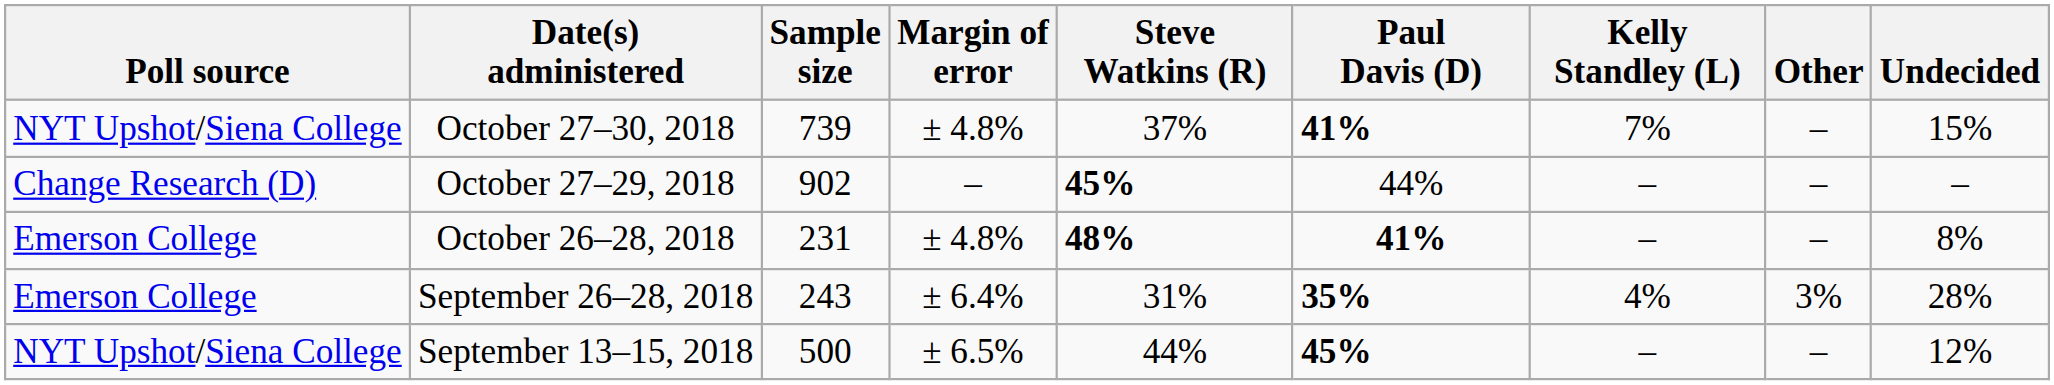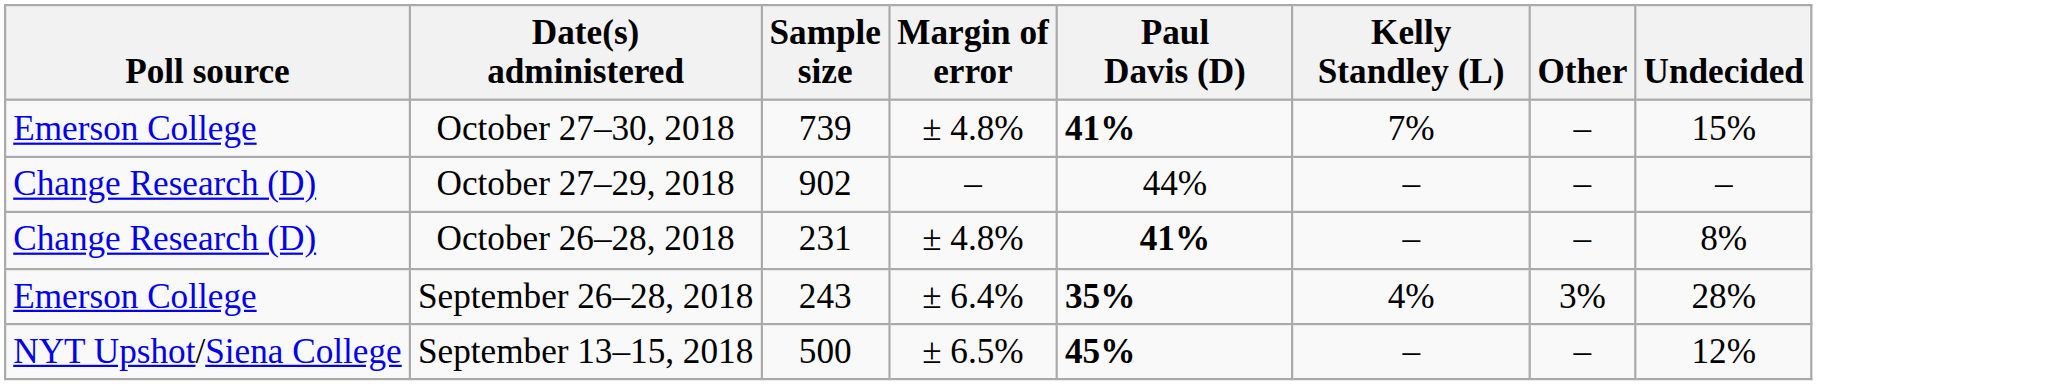- column: (1175, 52)
(207, 127) NYT Upshot/Siena College -> (135, 127) Emerson College
(135, 239) Emerson College -> (165, 239) Change Research (D)
